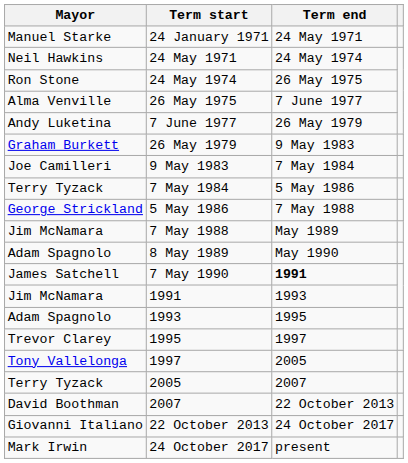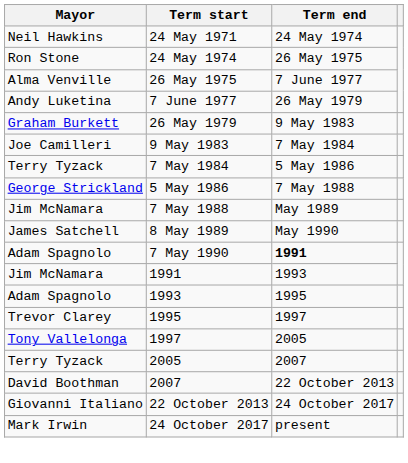- row: (209, 37)
(59, 253) Adam Spagnolo -> (63, 231) James Satchell
(63, 275) James Satchell -> (59, 253) Adam Spagnolo
